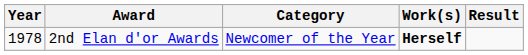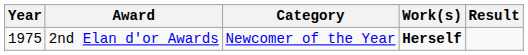(25, 39) 1978 -> (25, 39) 1975
